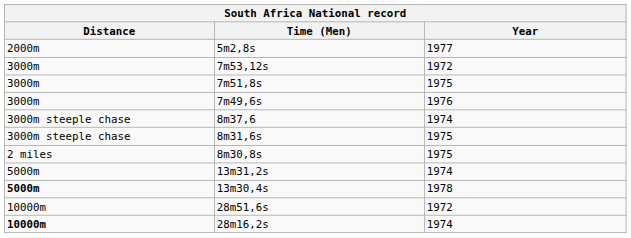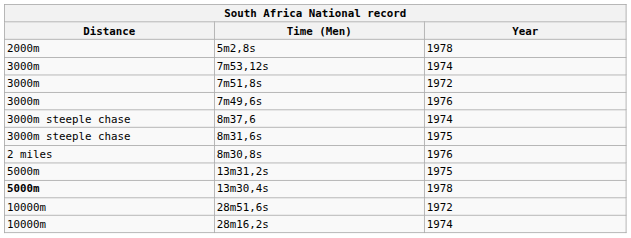(440, 48) 1977 -> (440, 48) 1978
(440, 66) 1972 -> (440, 66) 1974
(440, 84) 1975 -> (440, 84) 1972
(440, 154) 1975 -> (440, 154) 1976
(440, 171) 1974 -> (440, 171) 1975
(26, 224) bold -> (26, 224) normal
